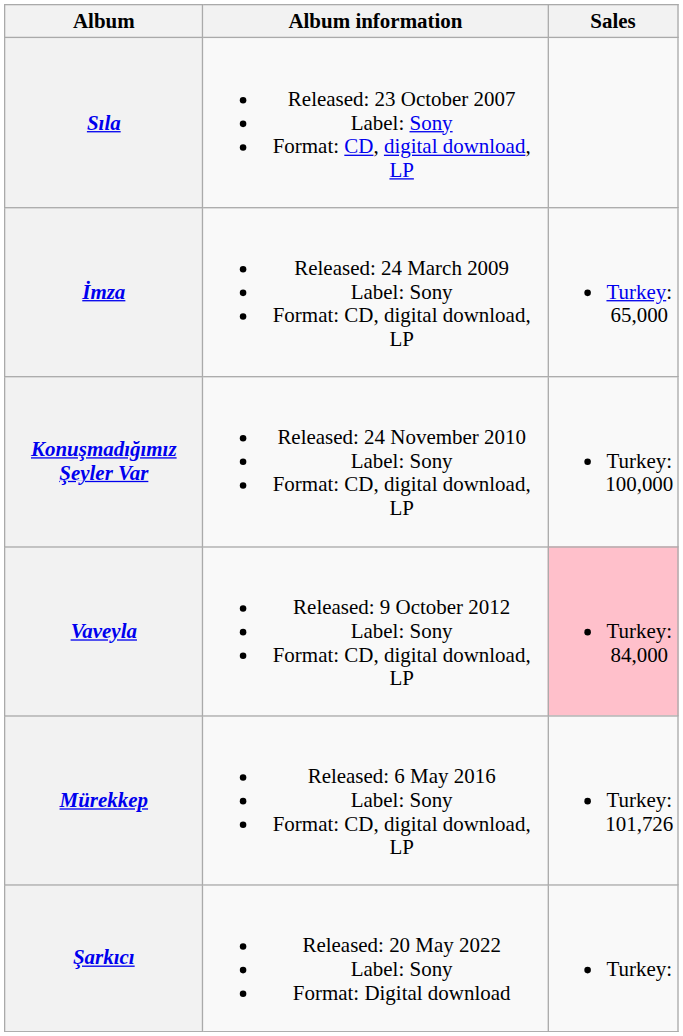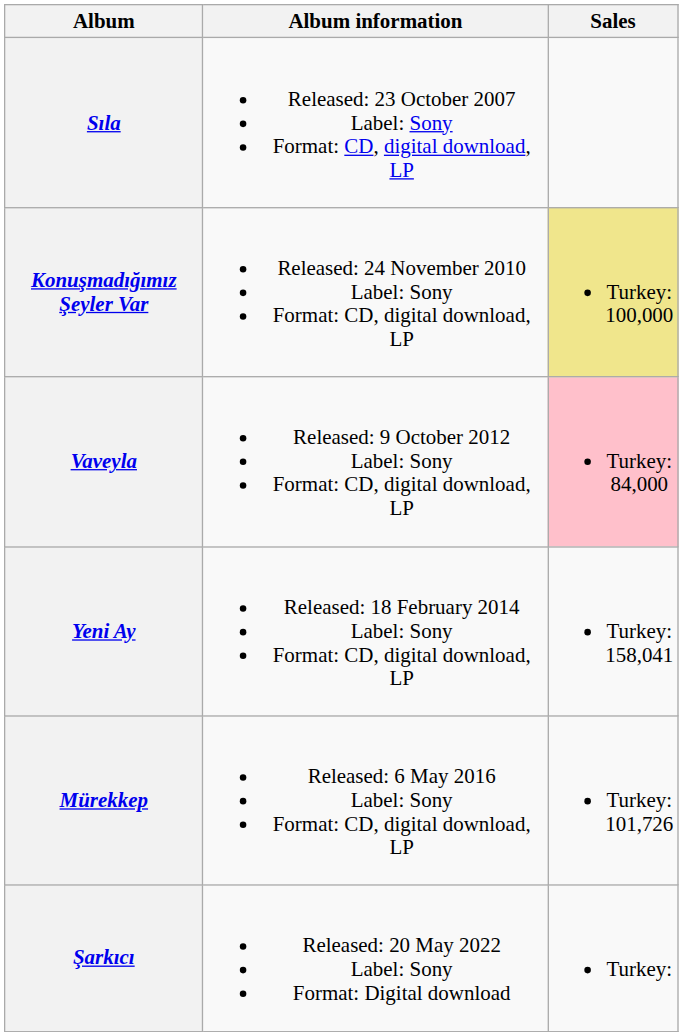- row: (104, 291)
(613, 473) no background -> (613, 304) khaki background
+ row: (104, 630)
